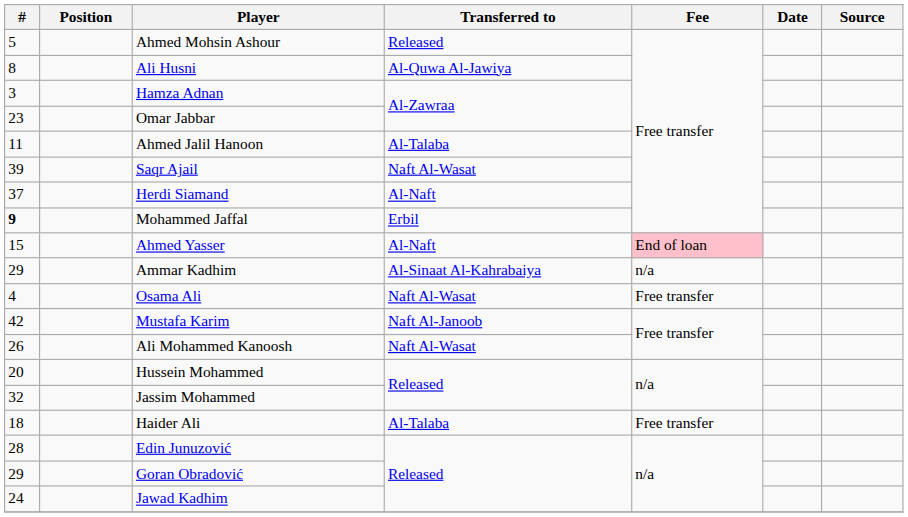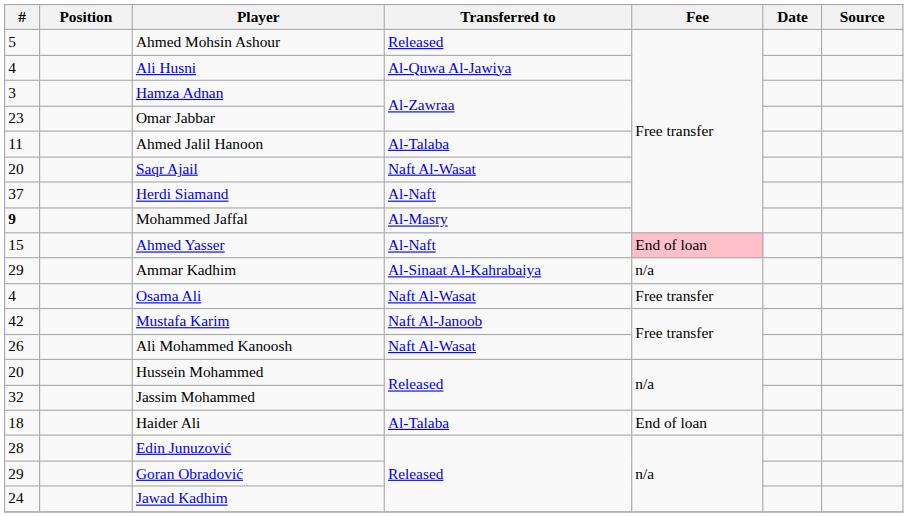(12, 67) 8 -> (12, 67) 4
(16, 168) 39 -> (16, 168) 20
(403, 219) Erbil -> (418, 219) Al-Masry
(674, 422) Free transfer -> (671, 422) End of loan
